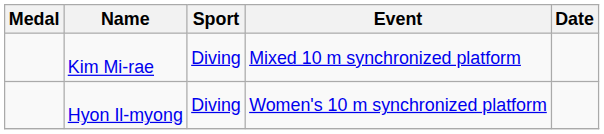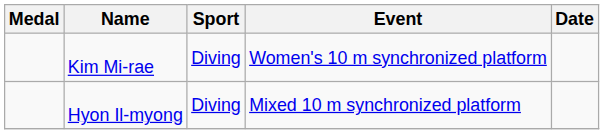(385, 57) Mixed 10 m synchronized platform -> (398, 57) Women's 10 m synchronized platform
(398, 105) Women's 10 m synchronized platform -> (385, 105) Mixed 10 m synchronized platform
